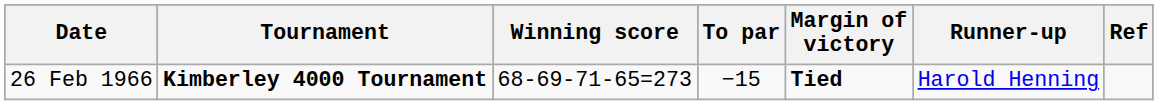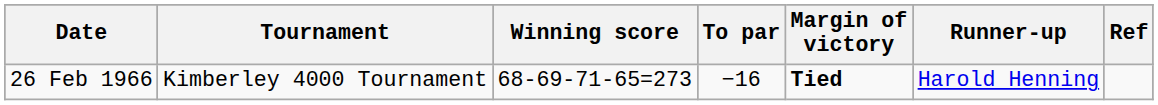(325, 82) bold -> (325, 82) normal
(741, 82) −15 -> (741, 82) −16
